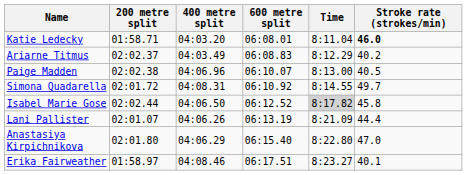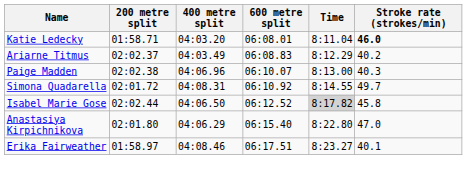(369, 71) 40.5 -> (369, 71) 40.3
- row: (48, 119)
